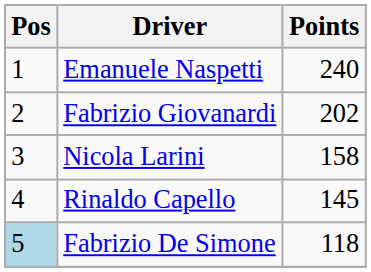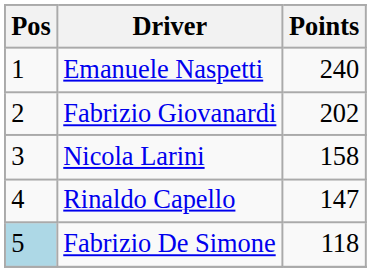(339, 199) 145 -> (339, 199) 147
